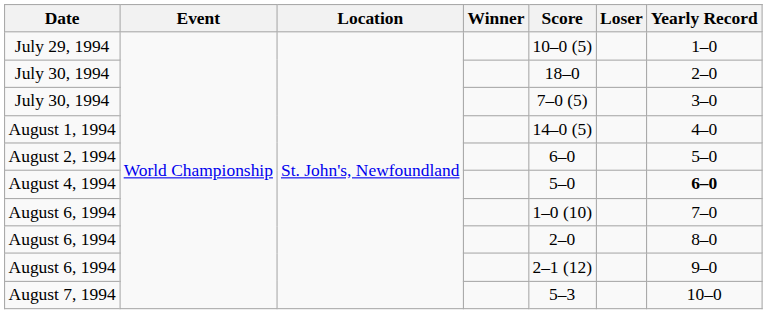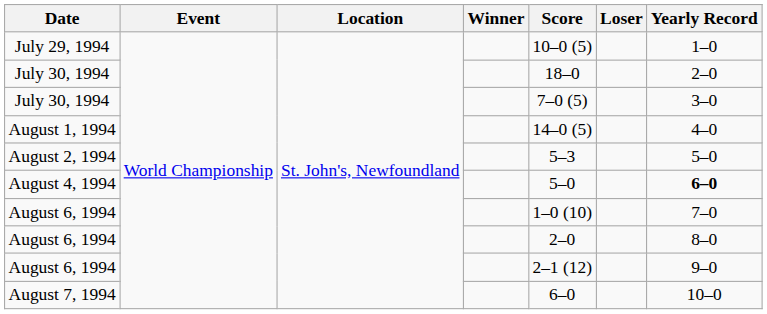(562, 156) 6–0 -> (562, 156) 5–3
(562, 294) 5–3 -> (562, 294) 6–0
